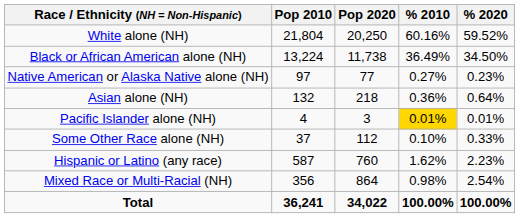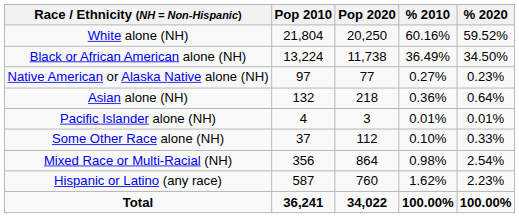(428, 118) gold background -> (428, 118) no background
rows swapped: (138, 181) <-> (138, 160)
